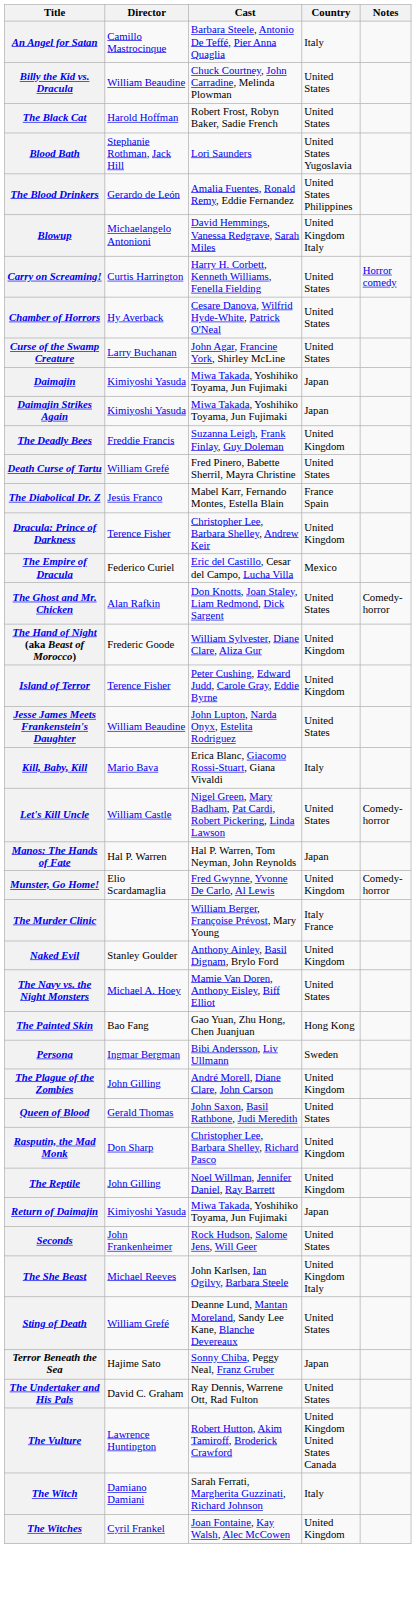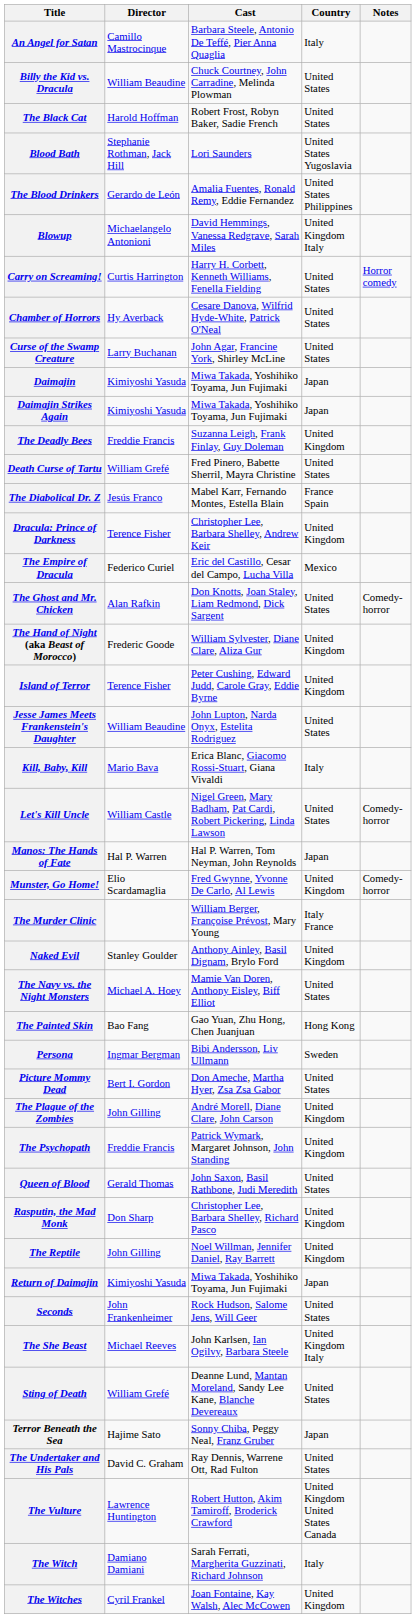+ row: (55, 1083)
+ row: (55, 1147)
